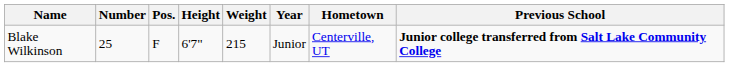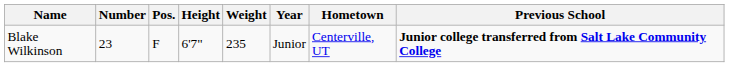(105, 43) 25 -> (105, 43) 23
(236, 43) 215 -> (236, 43) 235
